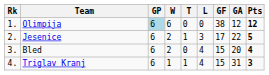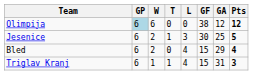- column: (12, 11)
(220, 37) 17 -> (204, 37) 30
(236, 37) 22 -> (220, 37) 25
(236, 50) 20 -> (220, 50) 29
